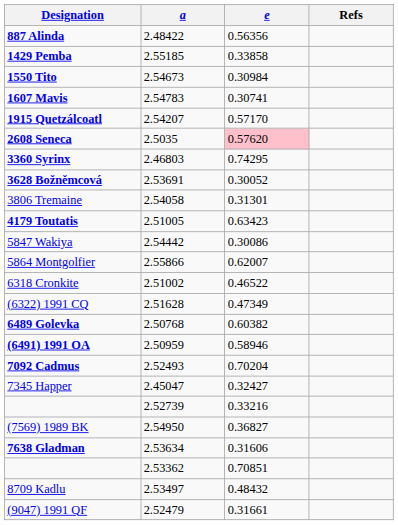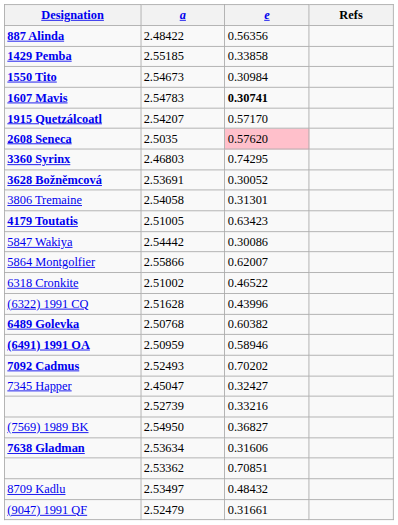(248, 97) normal -> (248, 97) bold
(248, 303) 0.47349 -> (248, 303) 0.43996
(248, 365) 0.70204 -> (248, 365) 0.70202
